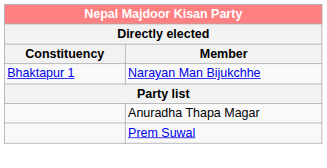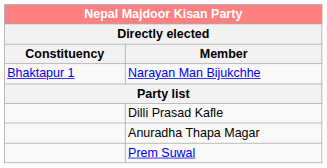+ row: (176, 113)
